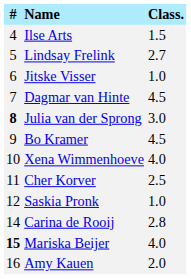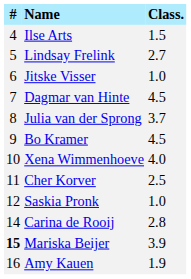(13, 118) bold -> (13, 118) normal
(157, 118) 3.0 -> (157, 118) 3.7
(157, 243) 4.0 -> (157, 243) 3.9
(157, 263) 2.0 -> (157, 263) 1.9
